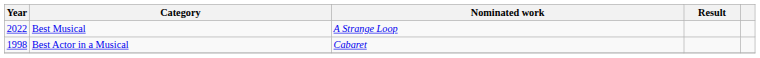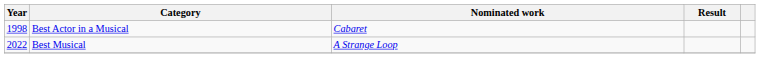rows swapped: (80, 45) <-> (59, 28)
